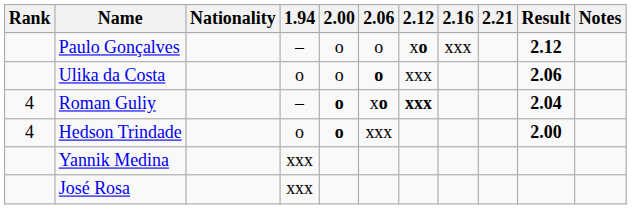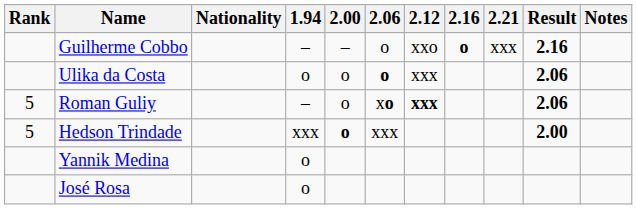+ row: (123, 47)
- row: (119, 47)
(30, 103) 4 -> (30, 103) 5
(339, 103) bold -> (345, 103) normal
(546, 103) 2.04 -> (552, 103) 2.06
(30, 132) 4 -> (30, 132) 5
(300, 132) o -> (306, 132) xxx
(300, 160) xxx -> (306, 160) o
(300, 189) xxx -> (306, 189) o
